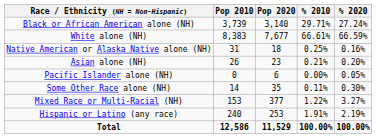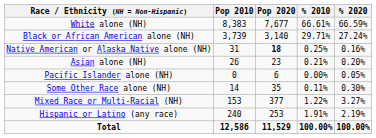rows swapped: (109, 37) <-> (109, 24)
(276, 50) normal -> (276, 50) bold
